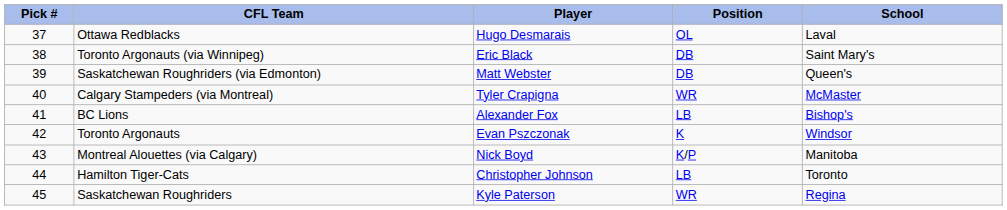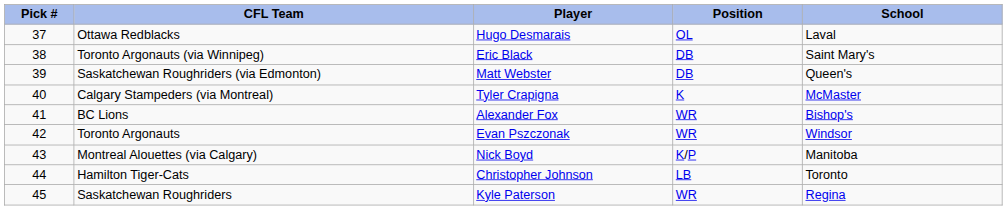(686, 94) WR -> (680, 94) K
(684, 114) LB -> (686, 114) WR
(680, 134) K -> (686, 134) WR
